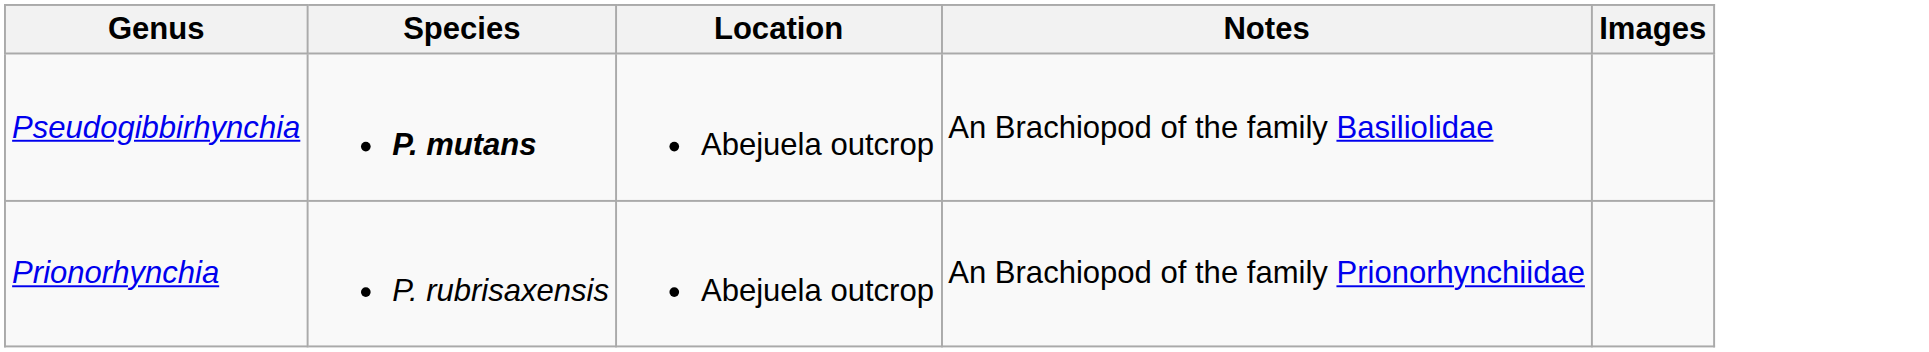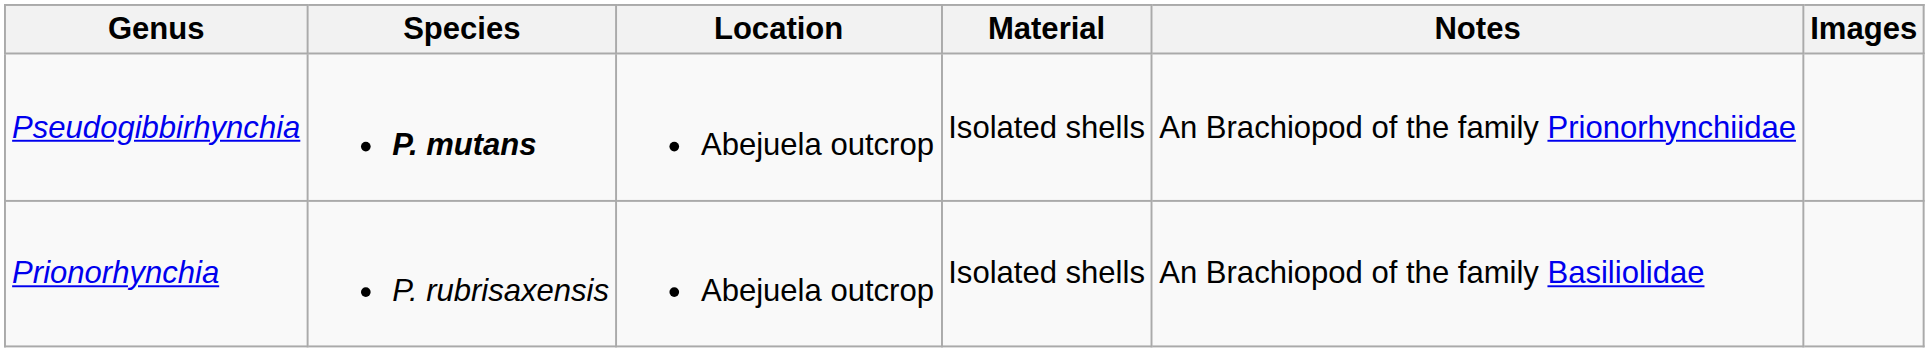+ column: (1047, 29)
(1221, 126) An Brachiopod of the family Basiliolidae -> (1478, 126) An Brachiopod of the family Prionorhynchiidae
(1267, 273) An Brachiopod of the family Prionorhynchiidae -> (1432, 273) An Brachiopod of the family Basiliolidae
